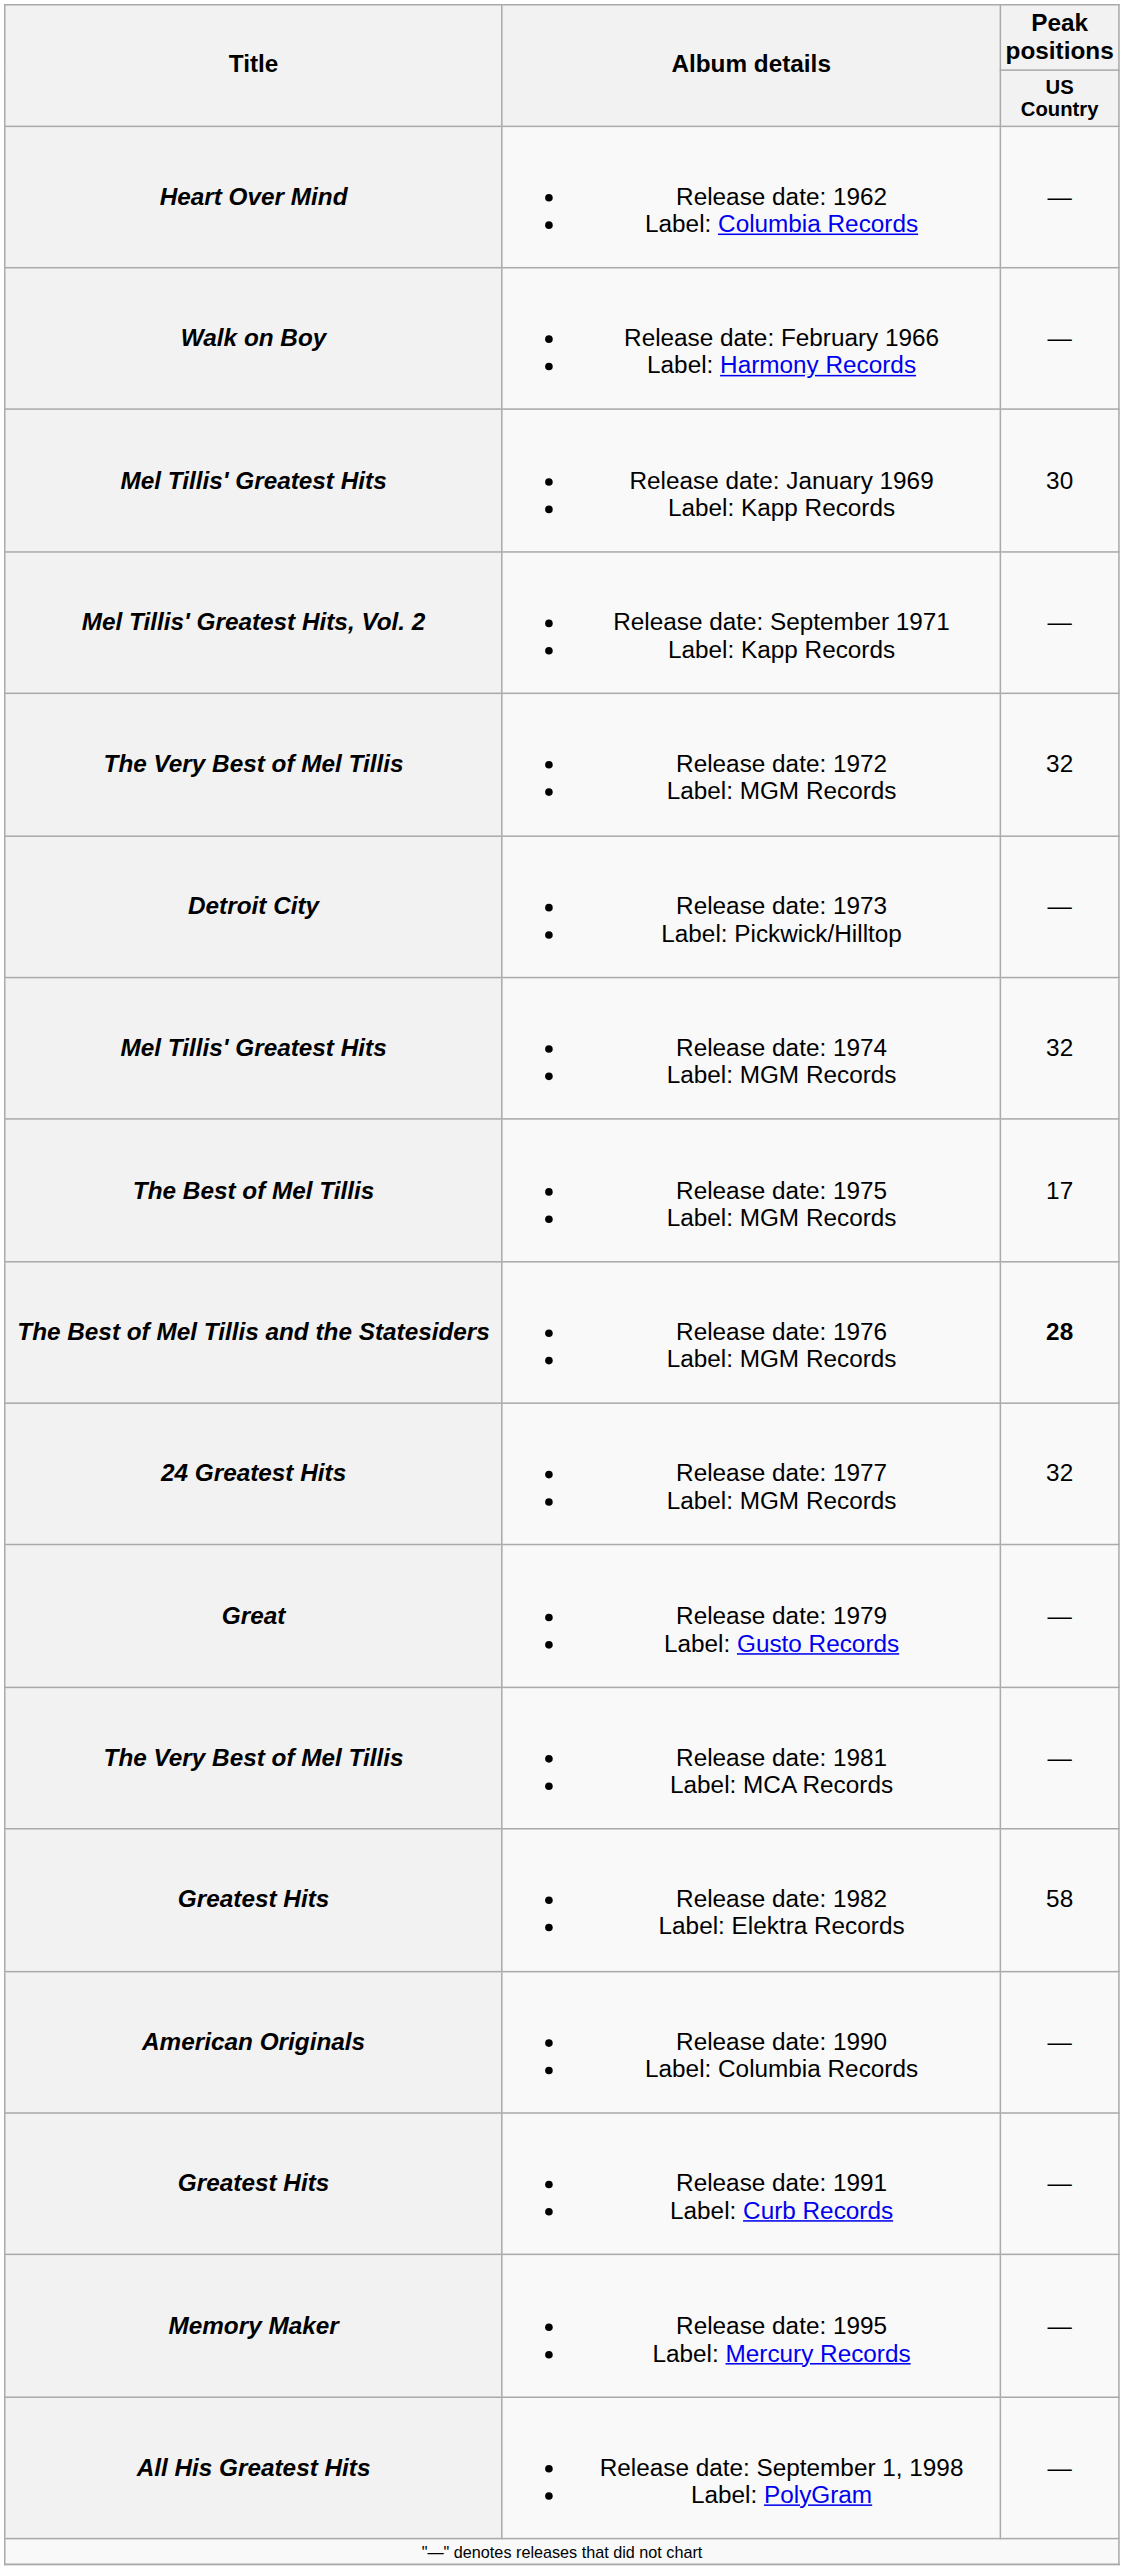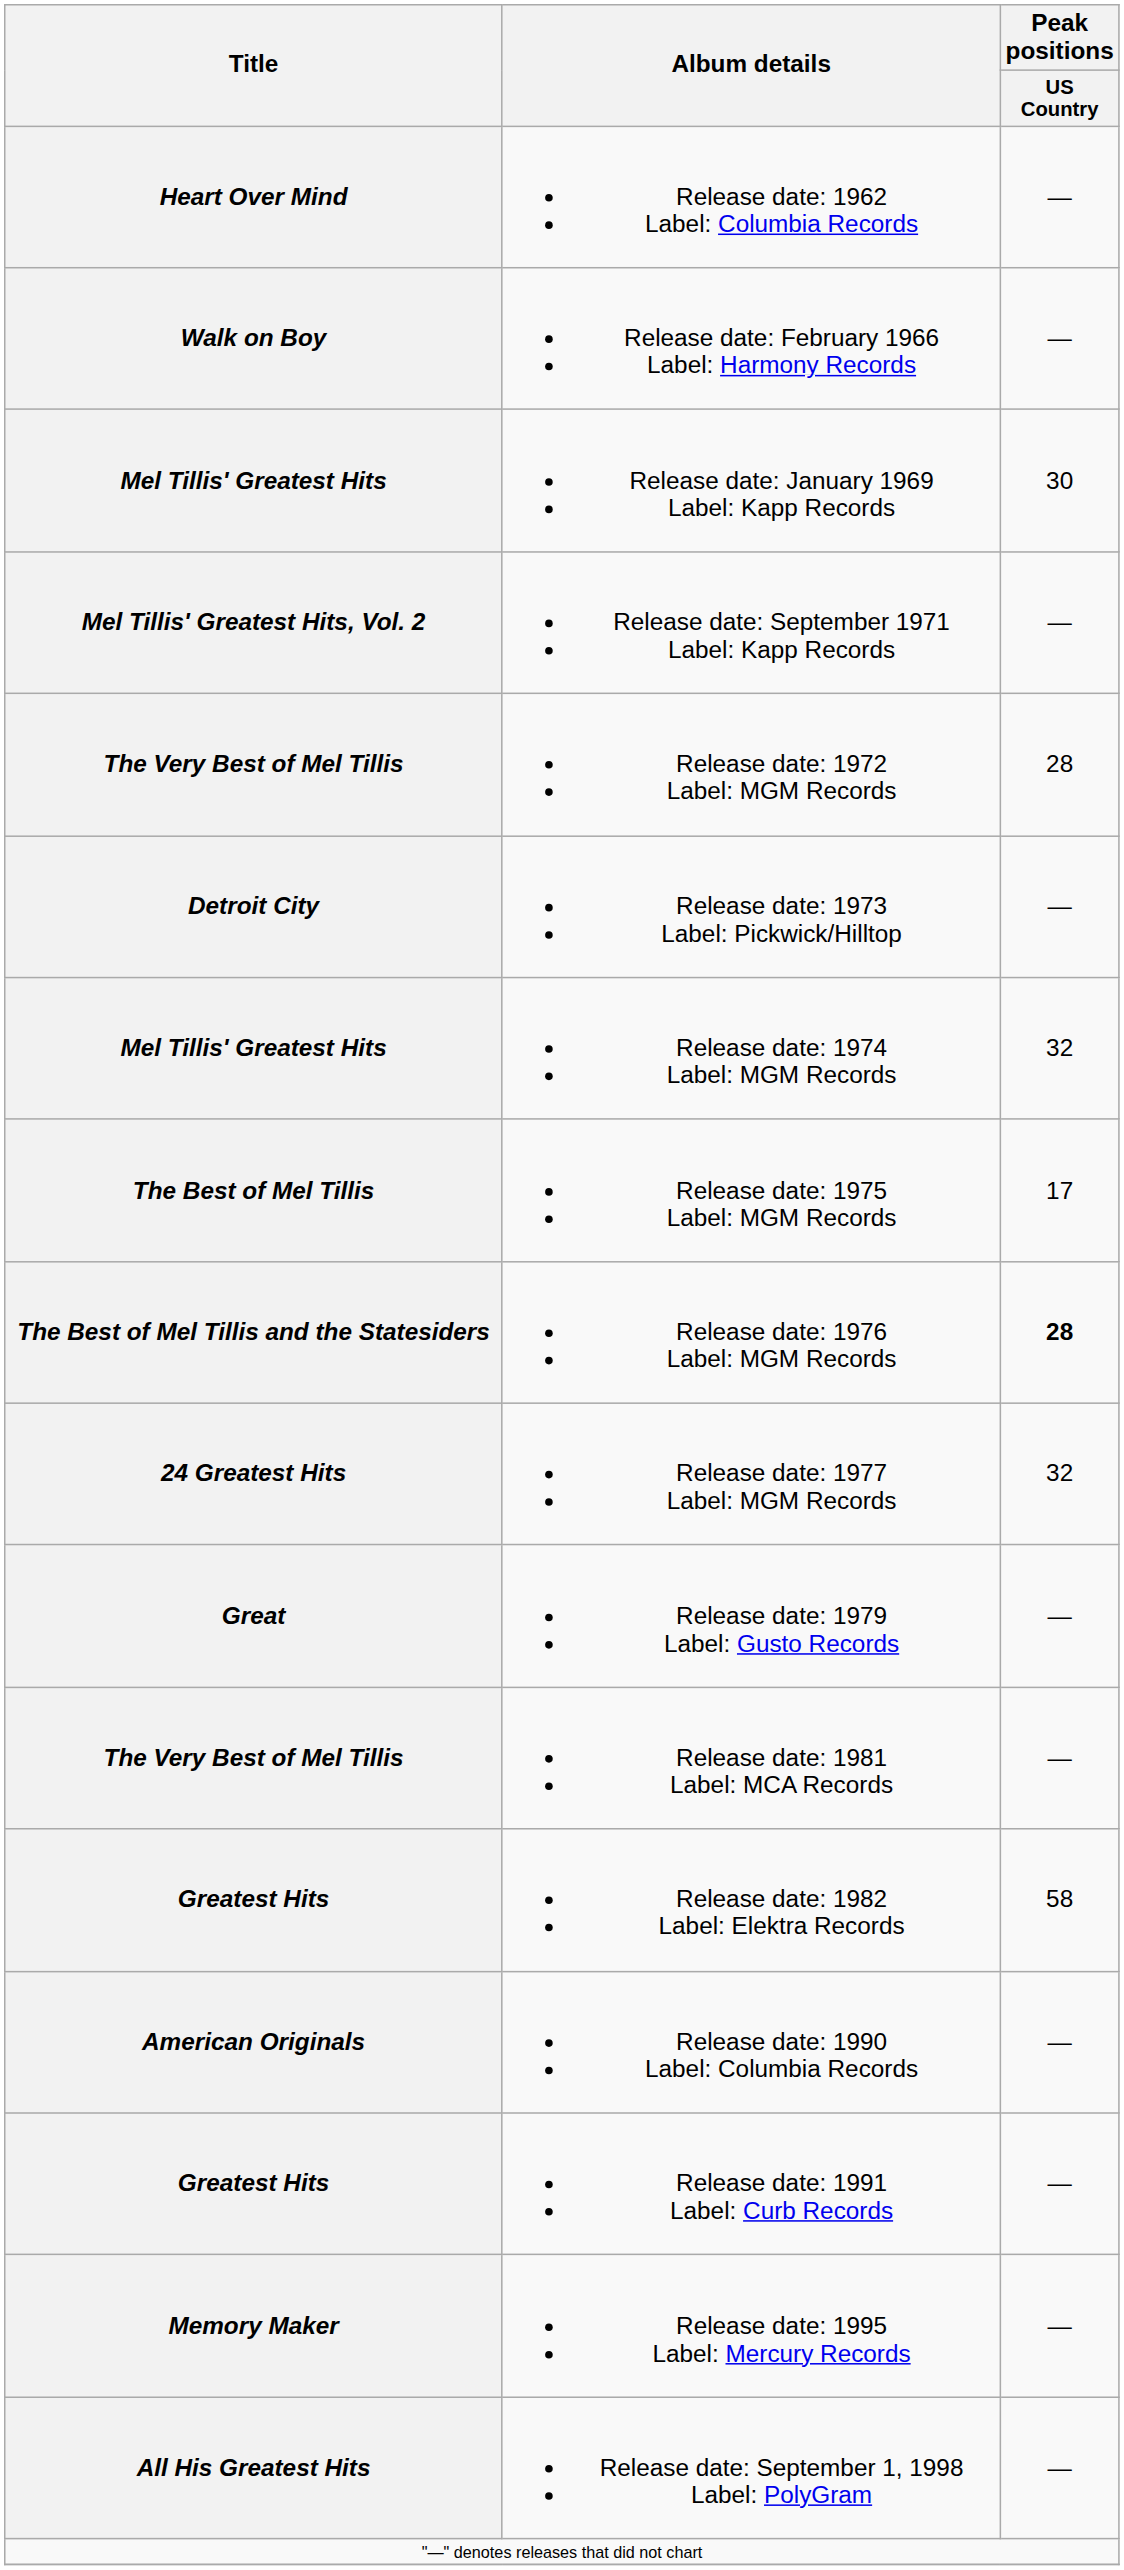(1060, 764) 32 -> (1060, 764) 28
